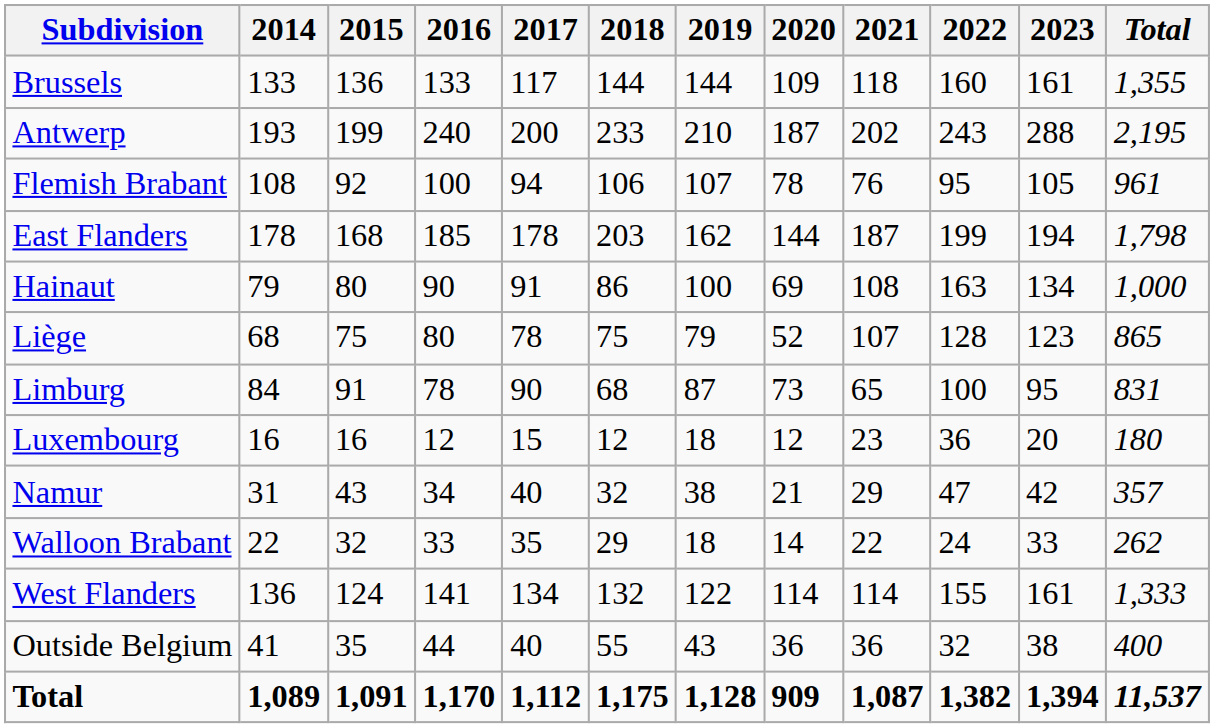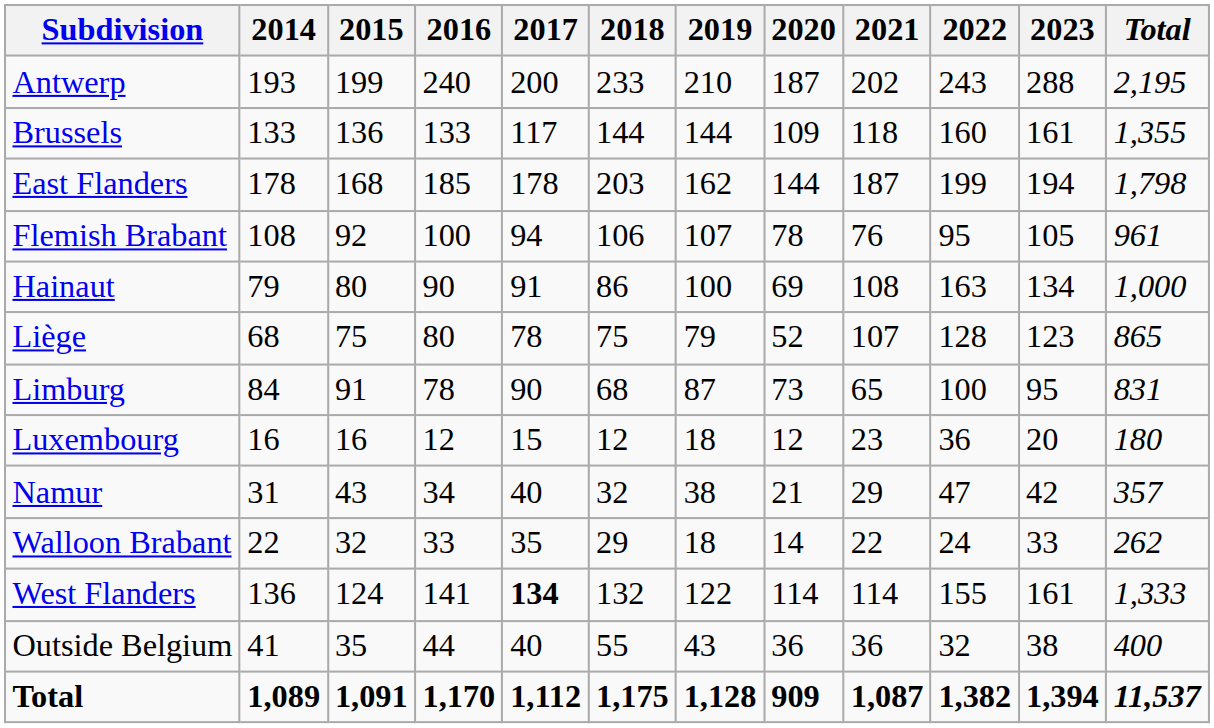rows swapped: (69, 132) <-> (67, 81)
rows swapped: (100, 235) <-> (120, 183)
(534, 593) normal -> (534, 593) bold
